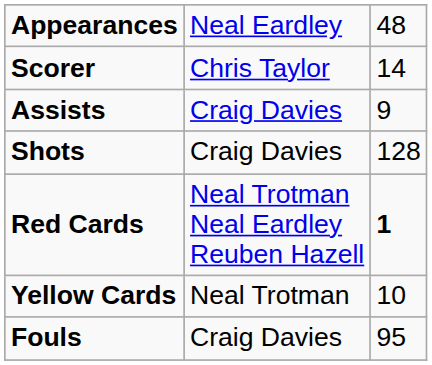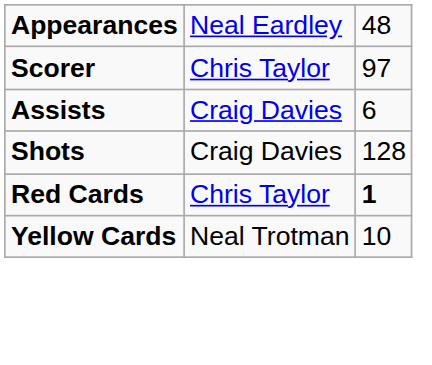(391, 67) 14 -> (376, 67) 97
(384, 109) 9 -> (369, 109) 6
(277, 223) Neal Trotman Neal Eardley Reuben Hazell -> (260, 194) Chris Taylor
- row: (46, 338)
